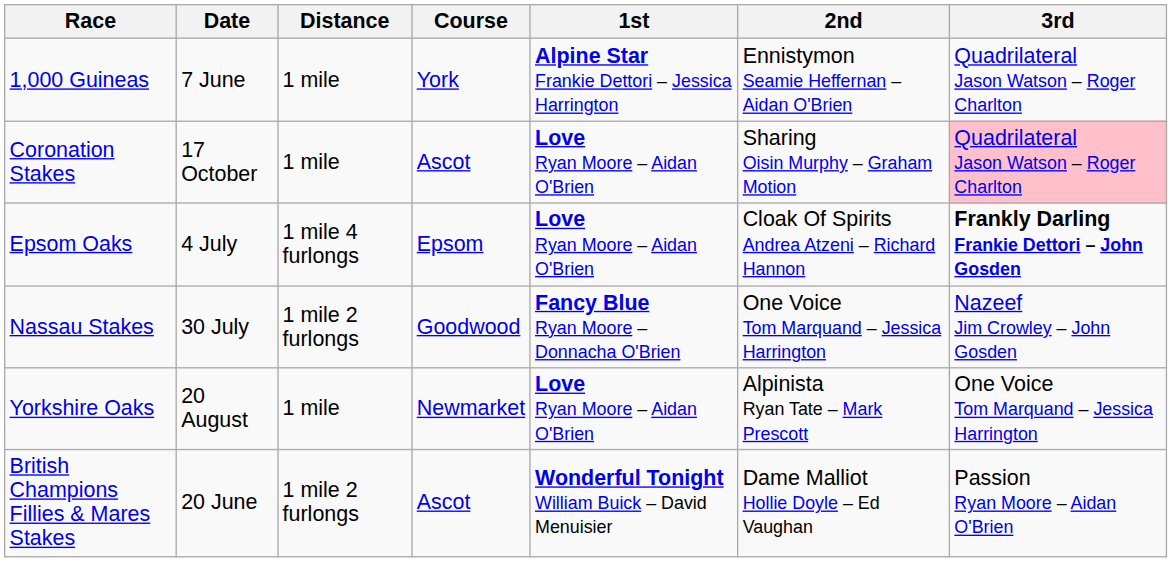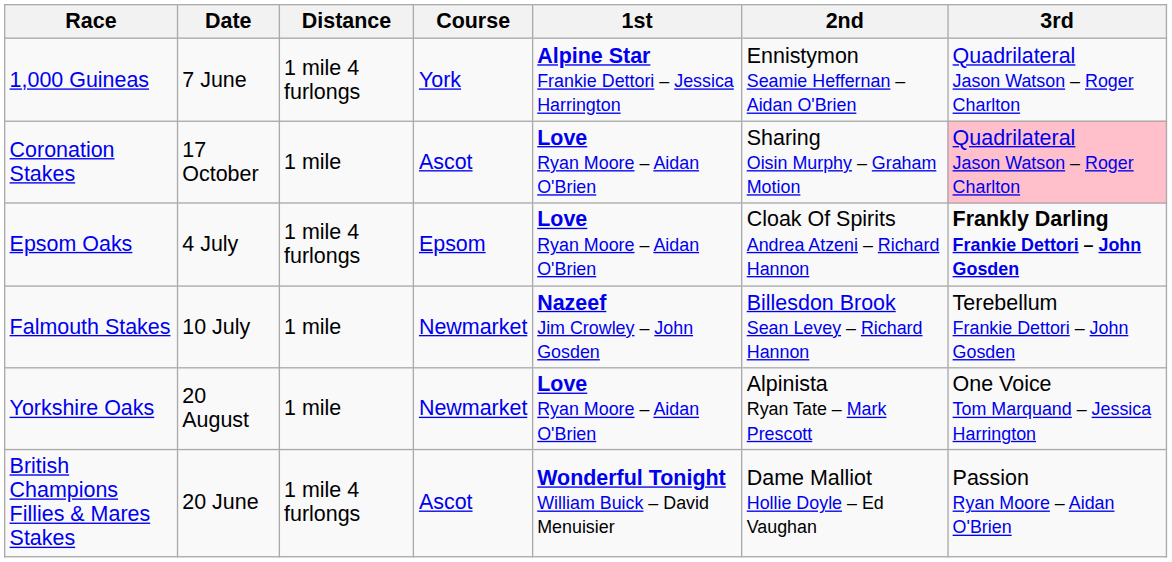(311, 79) 1 mile -> (322, 79) 1 mile 4 furlongs
+ row: (90, 326)
- row: (82, 326)
(321, 502) 1 mile 2 furlongs -> (322, 502) 1 mile 4 furlongs
